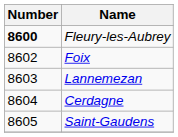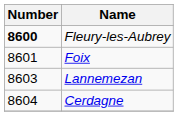(22, 57) 8602 -> (22, 57) 8601
- row: (109, 121)
